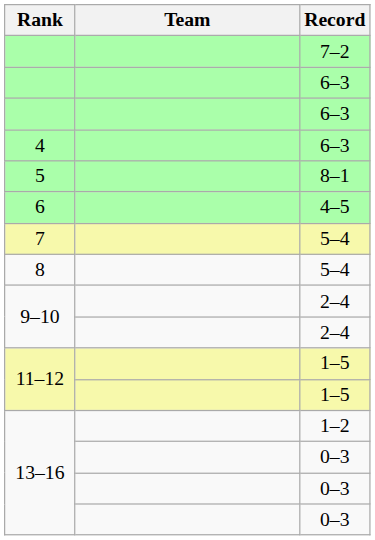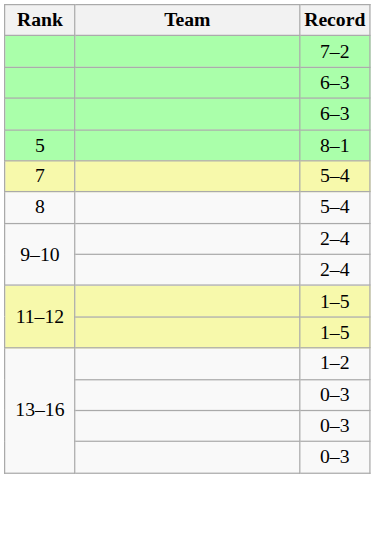- row: (40, 144)
- row: (40, 207)
